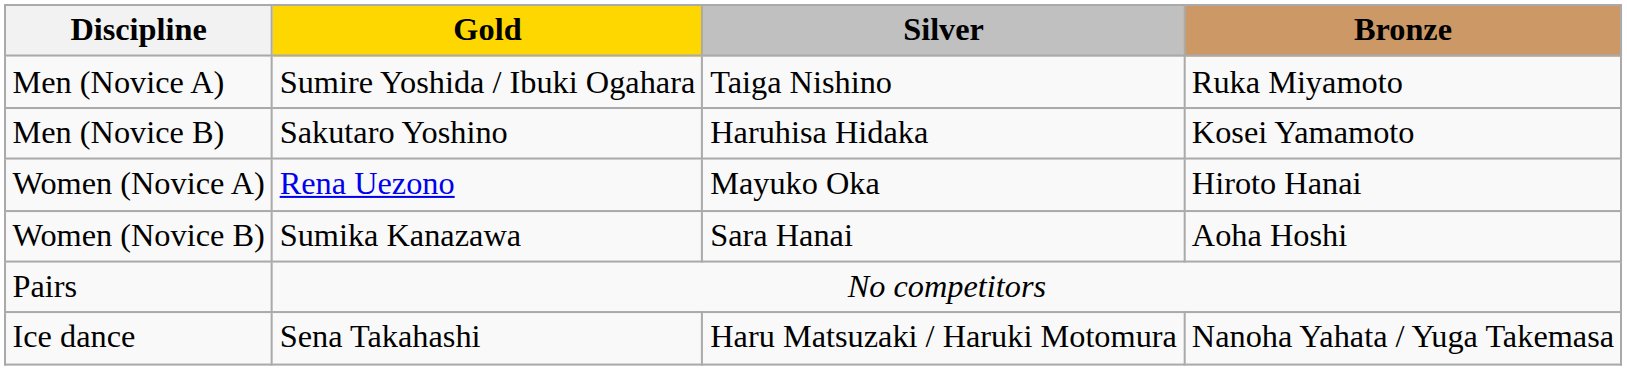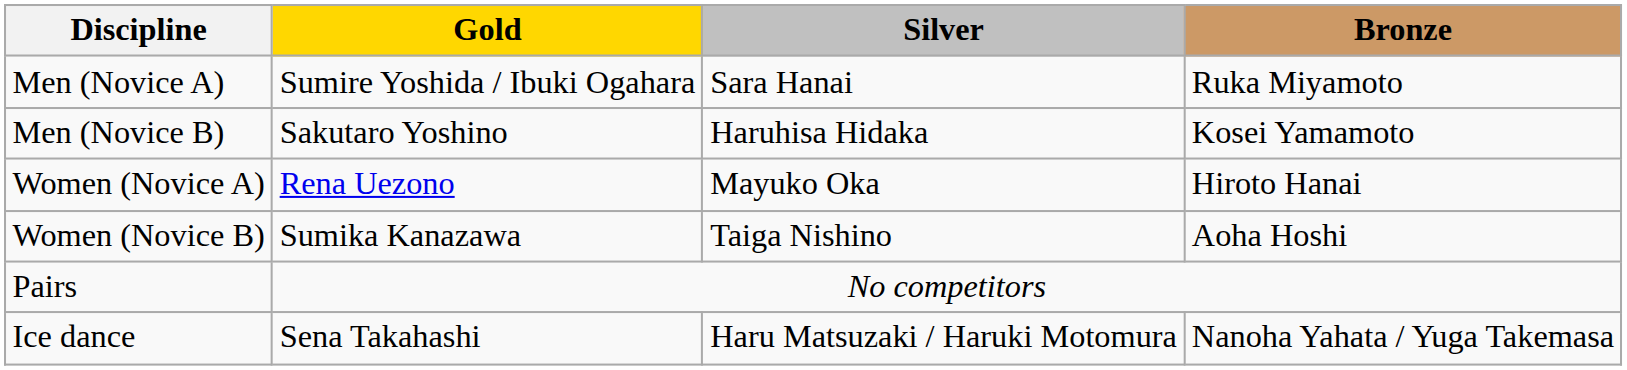(801, 81) Taiga Nishino -> (782, 81) Sara Hanai
(782, 235) Sara Hanai -> (801, 235) Taiga Nishino
